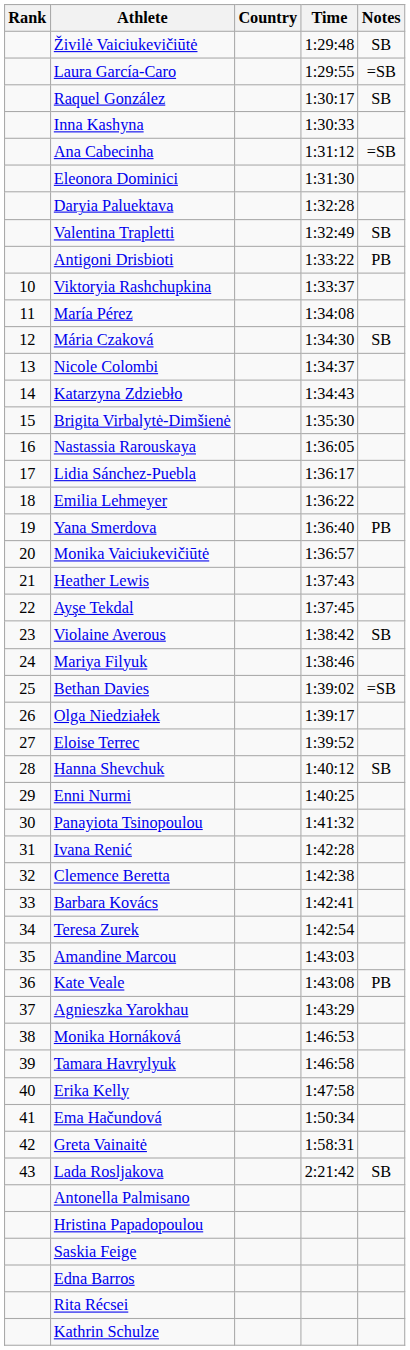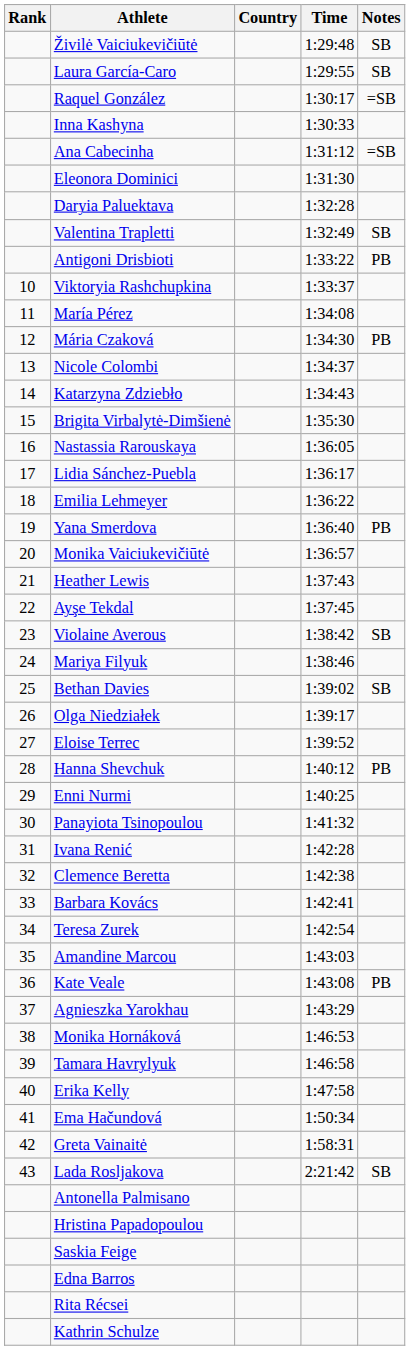(381, 71) =SB -> (381, 71) SB
(381, 98) SB -> (381, 98) =SB
(381, 339) SB -> (381, 339) PB
(381, 688) =SB -> (381, 688) SB
(381, 768) SB -> (381, 768) PB
